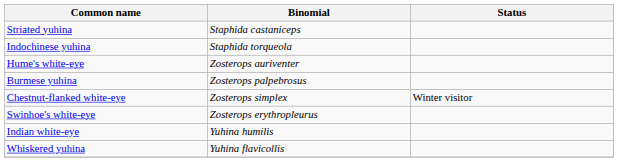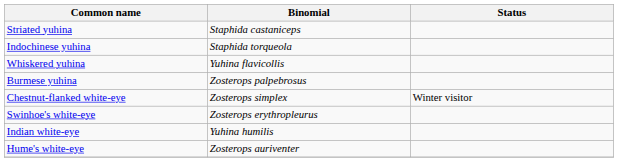rows swapped: (46, 149) <-> (45, 64)
